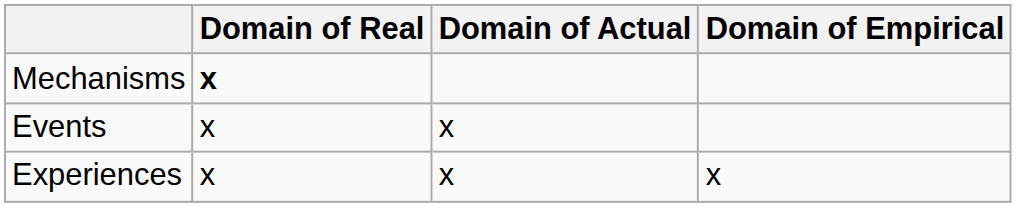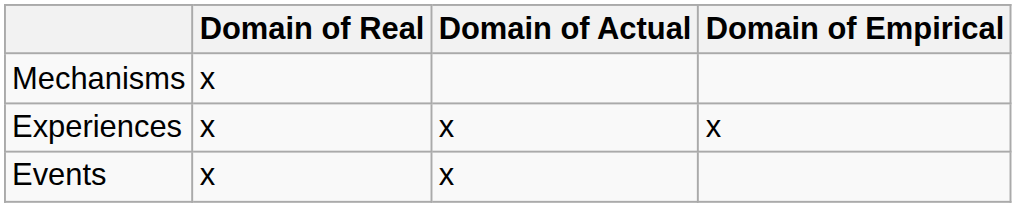(208, 77) bold -> (207, 77) normal
rows swapped: (59, 126) <-> (97, 175)
